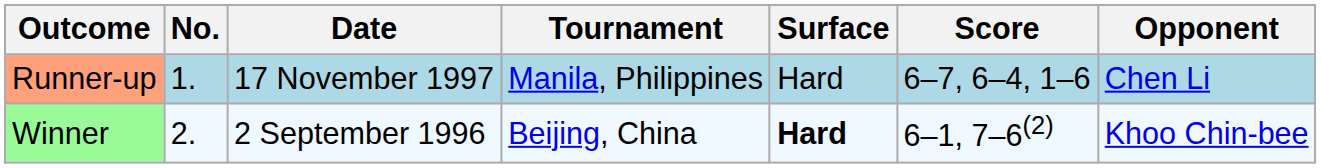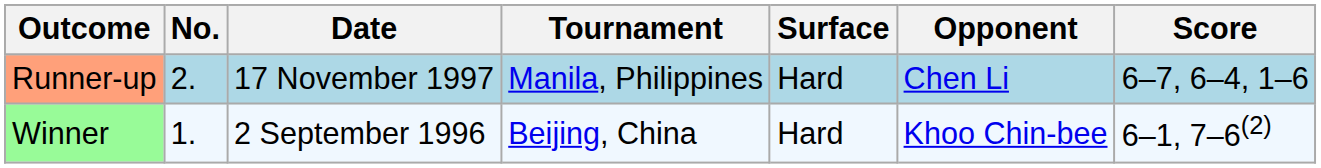columns swapped: (1207, 28) <-> (997, 28)
(183, 78) 1. -> (183, 78) 2.
(183, 132) 2. -> (183, 132) 1.
(812, 132) bold -> (810, 132) normal
